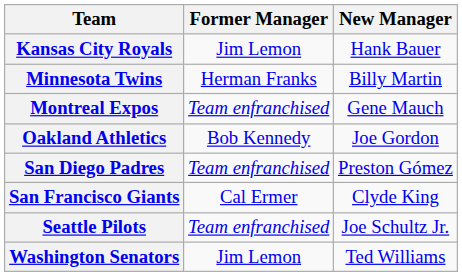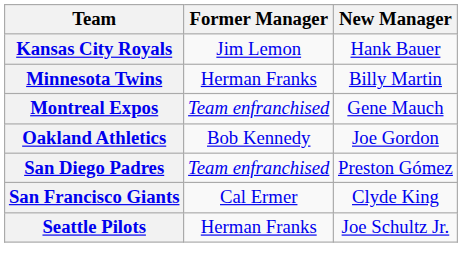(259, 227) Team enfranchised -> (259, 227) Herman Franks
- row: (94, 256)
